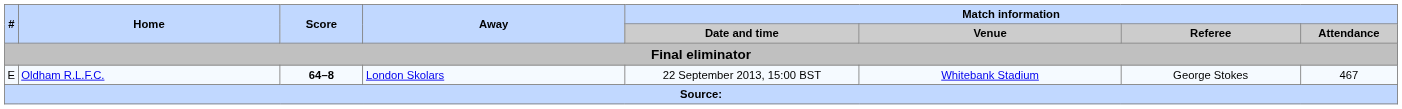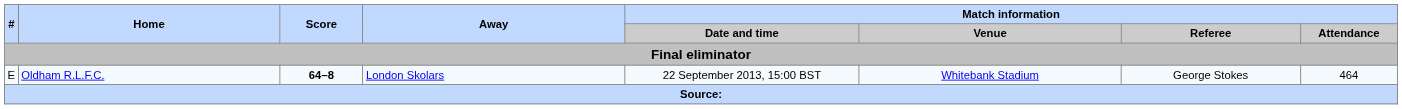(1349, 75) 467 -> (1349, 75) 464
